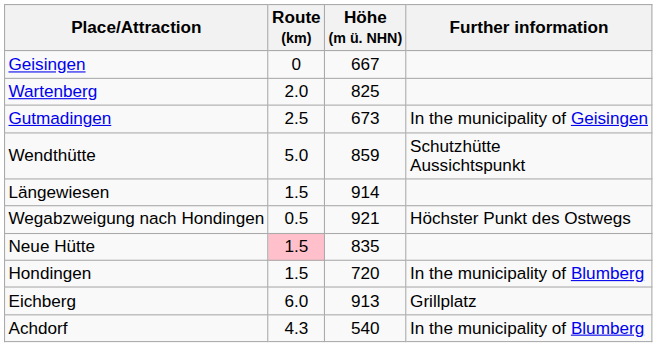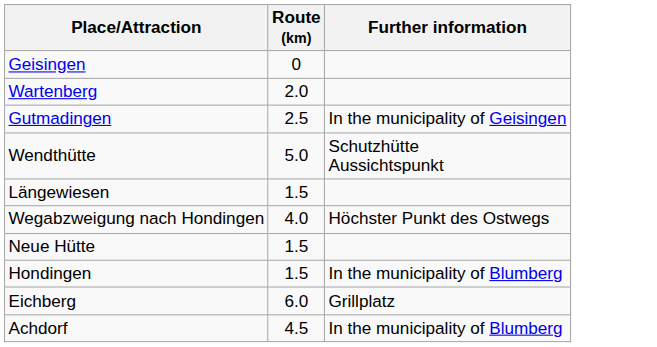- column: (365, 27)
(296, 219) 0.5 -> (296, 219) 4.0
(296, 246) pink background -> (296, 246) no background
(296, 328) 4.3 -> (296, 328) 4.5
